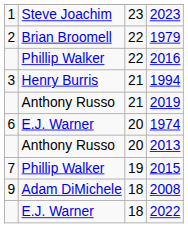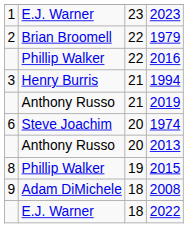(67, 15) Steve Joachim -> (58, 15) E.J. Warner
(58, 124) E.J. Warner -> (67, 124) Steve Joachim
(11, 168) 7 -> (11, 168) 8
